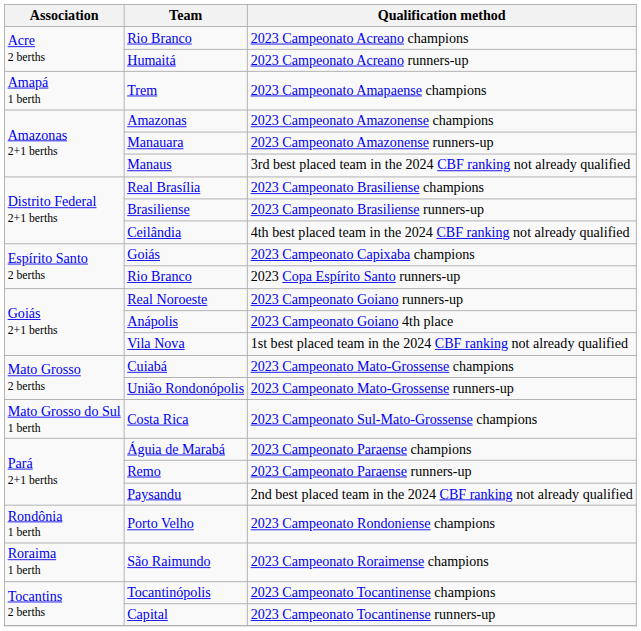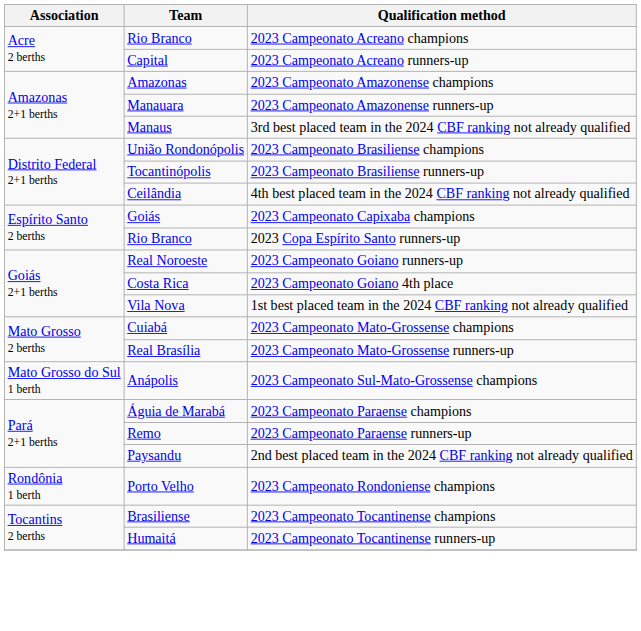(151, 60) Humaitá -> (148, 60) Capital
- row: (369, 90)
(164, 187) Real Brasília -> (186, 149) União Rondonópolis
(158, 210) Brasiliense -> (169, 171) Tocantinópolis
(153, 321) Anápolis -> (158, 283) Costa Rica
(186, 388) União Rondonópolis -> (164, 350) Real Brasília
(158, 419) Costa Rica -> (153, 380) Anápolis
- row: (370, 562)
(169, 592) Tocantinópolis -> (158, 516) Brasiliense
(148, 614) Capital -> (151, 538) Humaitá
